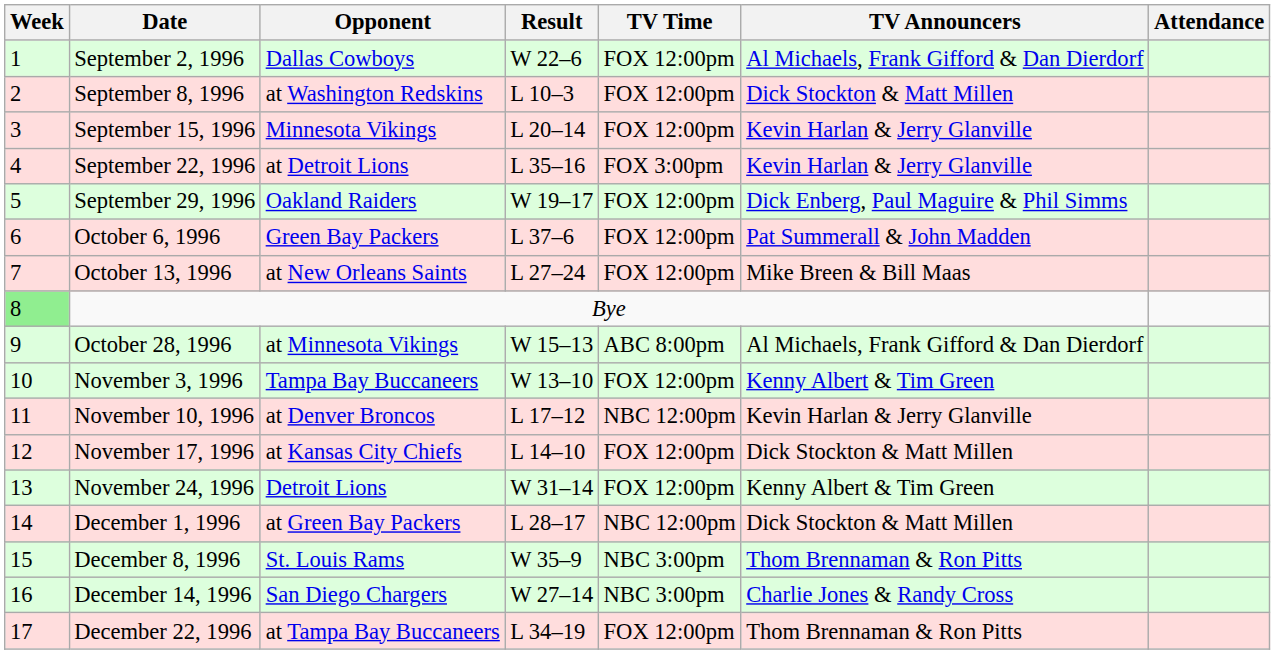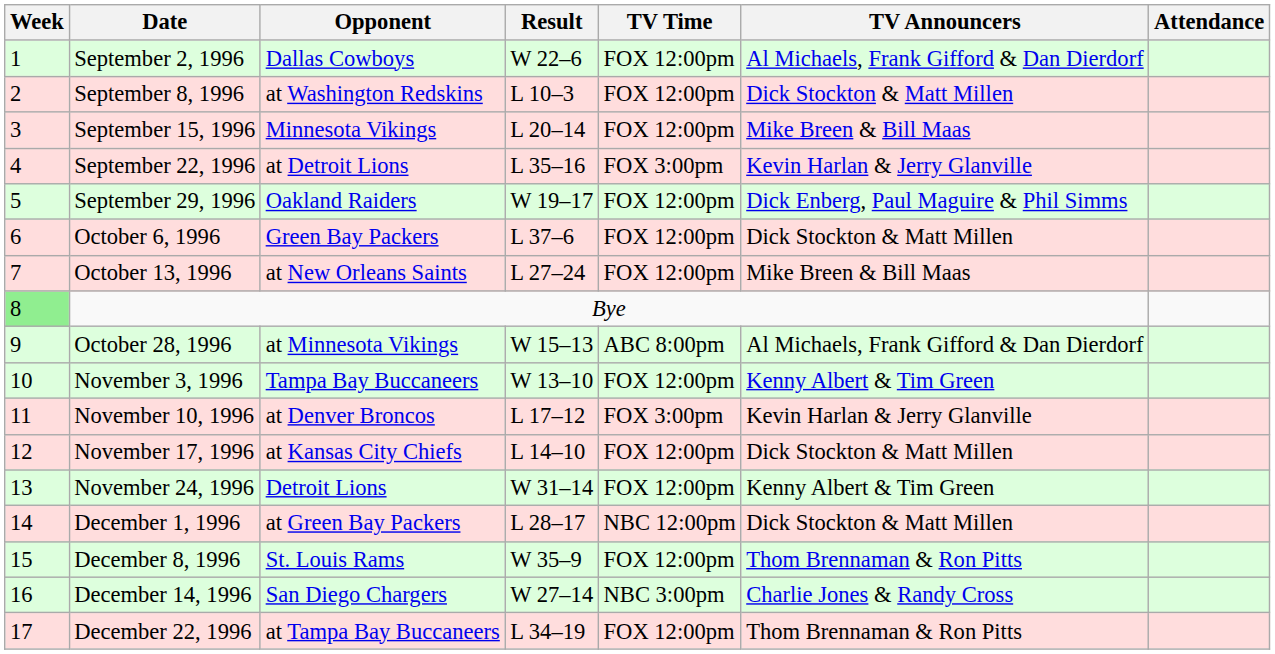(889, 129) Kevin Harlan & Jerry Glanville -> (858, 129) Mike Breen & Bill Maas
(888, 237) Pat Summerall & John Madden -> (880, 237) Dick Stockton & Matt Millen
(670, 415) NBC 12:00pm -> (663, 415) FOX 3:00pm
(664, 559) NBC 3:00pm -> (669, 559) FOX 12:00pm
